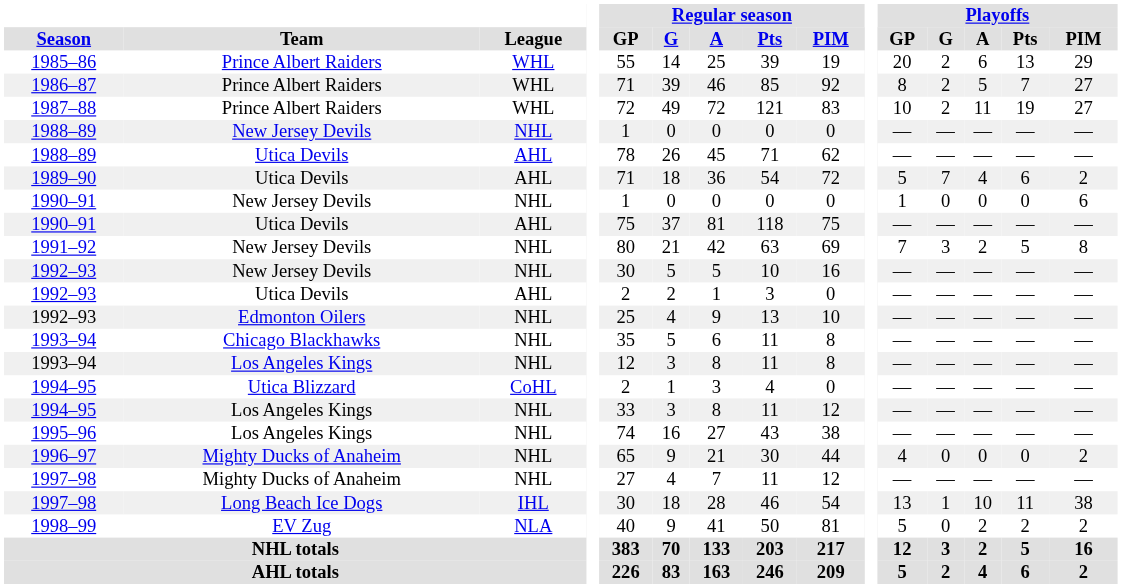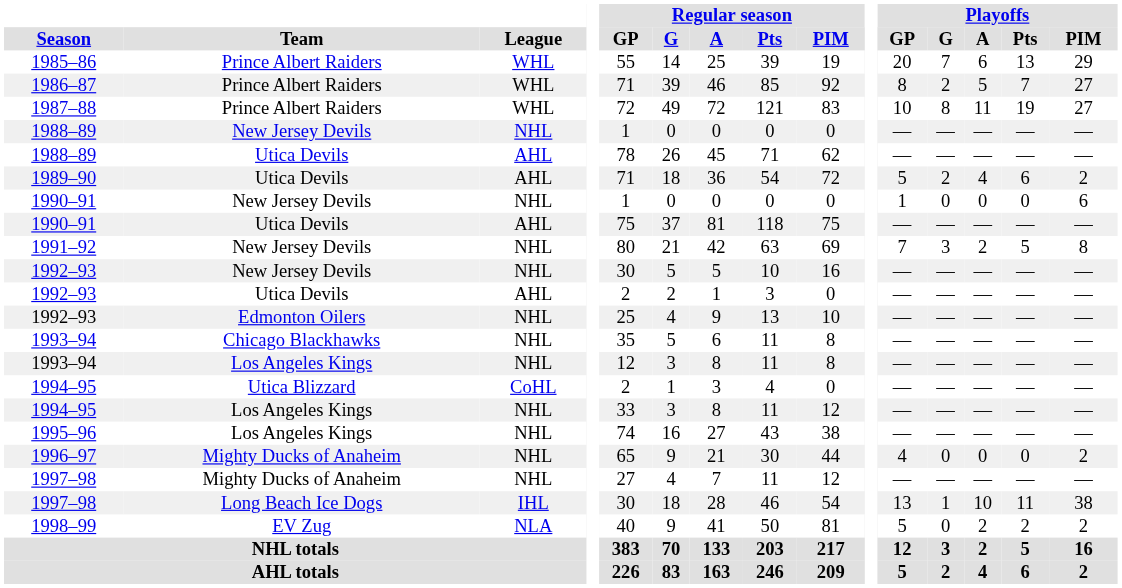(946, 61) 2 -> (946, 61) 7
(946, 108) 2 -> (946, 108) 8
(946, 177) 7 -> (946, 177) 2
